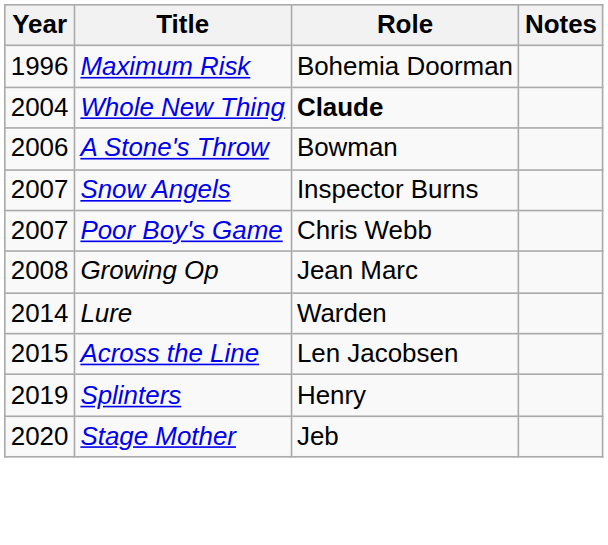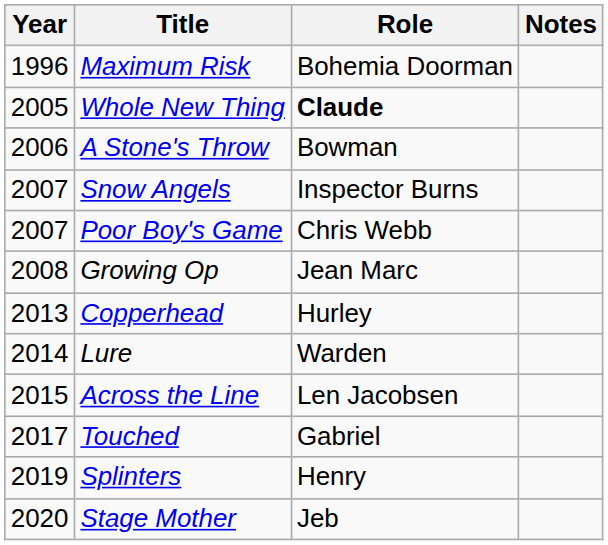(40, 107) 2004 -> (40, 107) 2005
+ row: (152, 312)
+ row: (130, 436)
